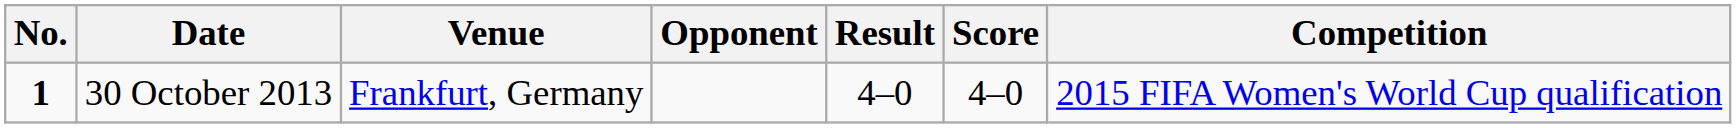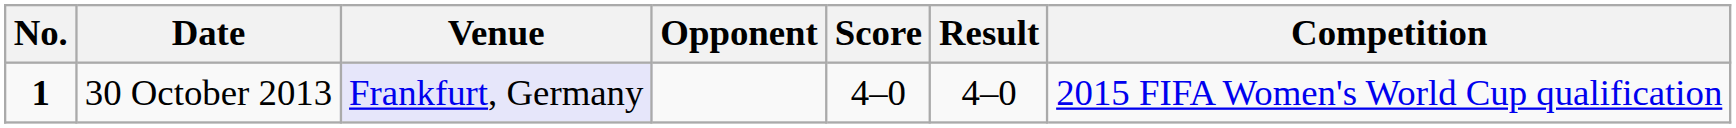columns swapped: (996, 33) <-> (885, 33)
(496, 92) no background -> (496, 92) lavender background
